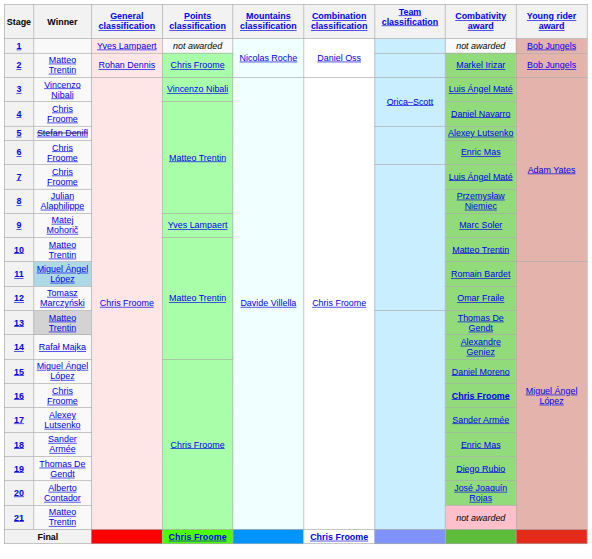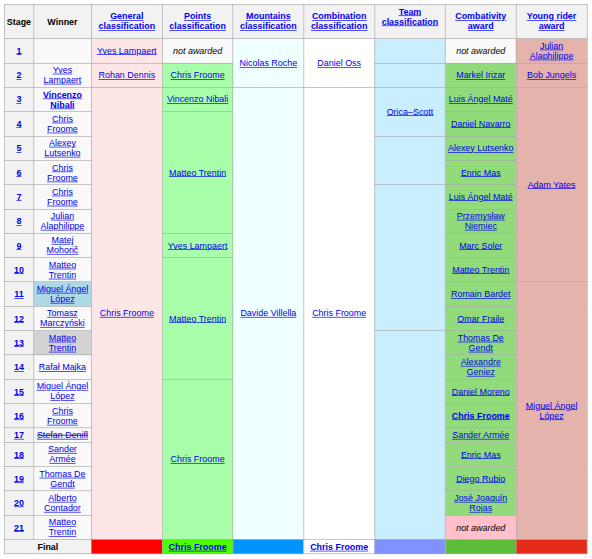(552, 46) Bob Jungels -> (552, 51) Julian Alaphilippe
(62, 65) Matteo Trentin -> (62, 76) Yves Lampaert
(62, 90) normal -> (62, 100) bold
(62, 133) Stefan Denifl -> (62, 149) Alexey Lutsenko
(62, 420) Alexey Lutsenko -> (62, 435) Stefan Denifl
